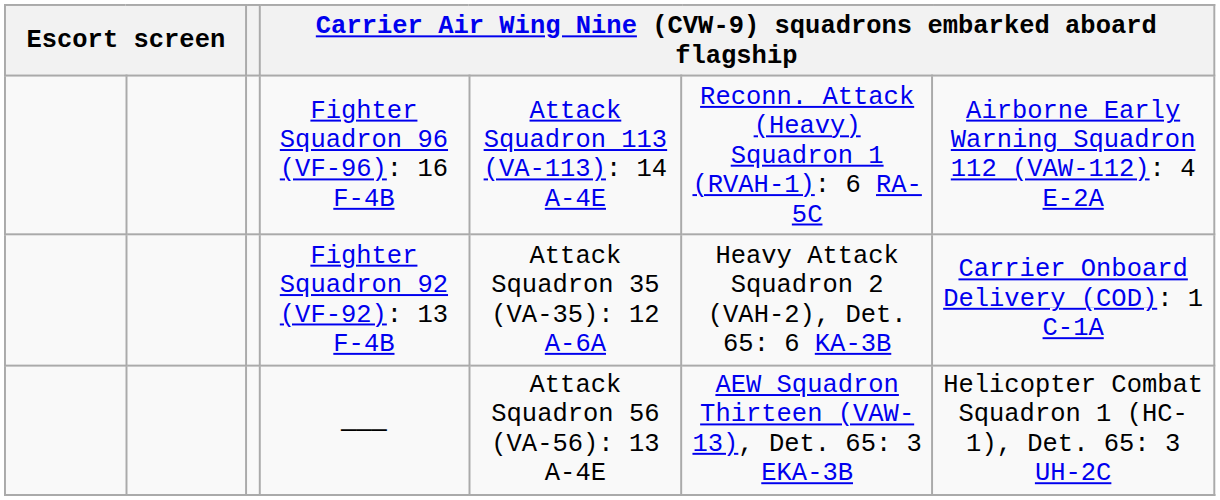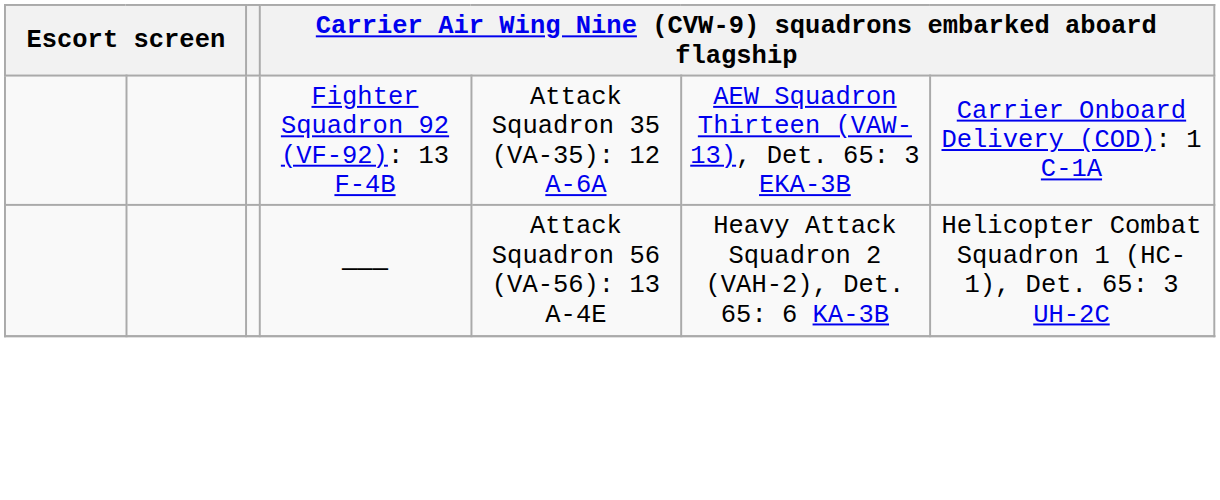- row: (364, 155)
(807, 300) Heavy Attack Squadron 2 (VAH-2), Det. 65: 6 KA-3B -> (805, 141) AEW Squadron Thirteen (VAW-13), Det. 65: 3 EKA-3B
(807, 430) AEW Squadron Thirteen (VAW-13), Det. 65: 3 EKA-3B -> (805, 270) Heavy Attack Squadron 2 (VAH-2), Det. 65: 6 KA-3B
